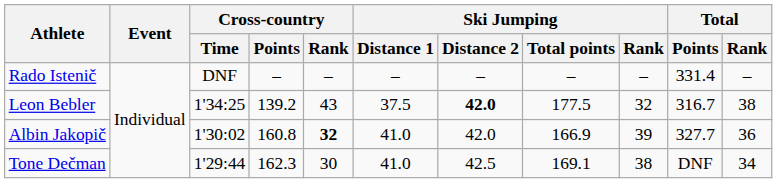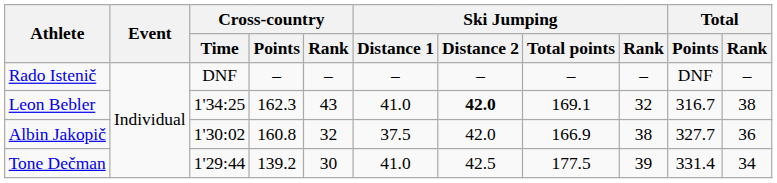(695, 76) 331.4 -> (695, 76) DNF
(277, 105) 139.2 -> (277, 105) 162.3
(395, 105) 37.5 -> (395, 105) 41.0
(571, 105) 177.5 -> (571, 105) 169.1
(328, 134) bold -> (328, 134) normal
(395, 134) 41.0 -> (395, 134) 37.5
(644, 134) 39 -> (644, 134) 38
(277, 162) 162.3 -> (277, 162) 139.2
(571, 162) 169.1 -> (571, 162) 177.5
(644, 162) 38 -> (644, 162) 39
(695, 162) DNF -> (695, 162) 331.4
